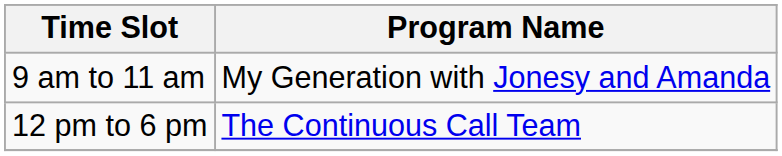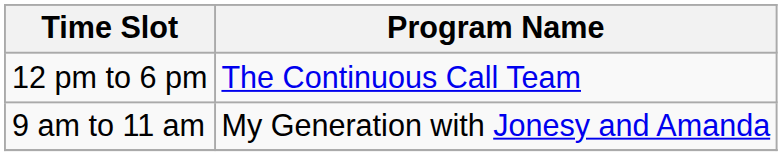rows swapped: (109, 77) <-> (110, 125)
